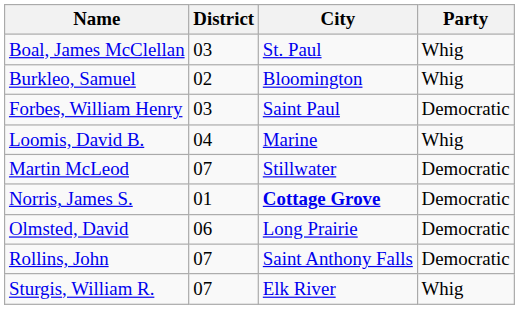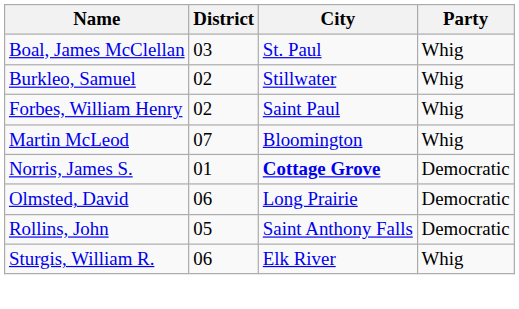(313, 79) Bloomington -> (300, 79) Stillwater
(203, 109) 03 -> (203, 109) 02
(466, 109) Democratic -> (442, 109) Whig
- row: (77, 139)
(300, 169) Stillwater -> (313, 139) Bloomington
(466, 169) Democratic -> (442, 139) Whig
(203, 259) 07 -> (203, 229) 05
(203, 288) 07 -> (203, 259) 06
